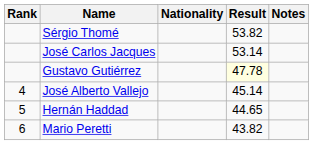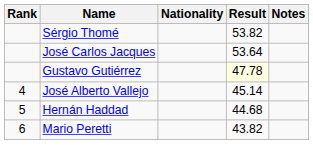(247, 52) 53.14 -> (247, 52) 53.64
(247, 110) 44.65 -> (247, 110) 44.68
